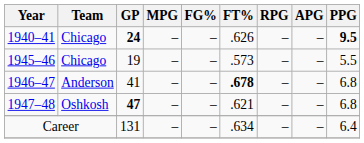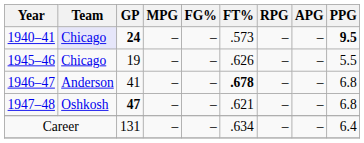(84, 38) no background -> (84, 38) lavender background
(242, 38) .626 -> (242, 38) .573
(242, 60) .573 -> (242, 60) .626
